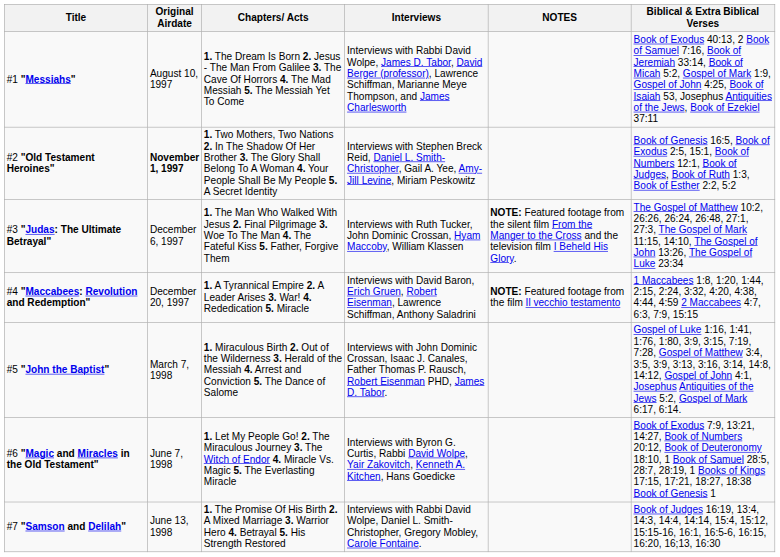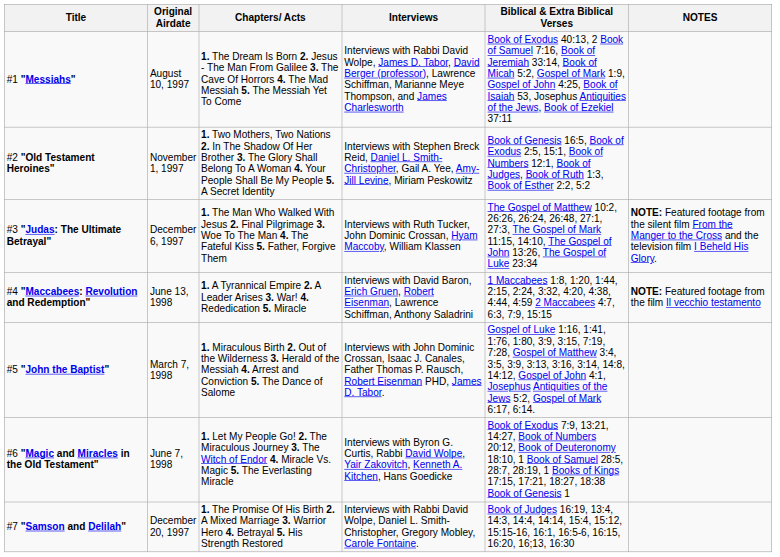columns swapped: (703, 18) <-> (560, 18)
(175, 163) bold -> (173, 163) normal
(173, 297) December 20, 1997 -> (169, 297) June 13, 1998
(169, 526) June 13, 1998 -> (173, 526) December 20, 1997
